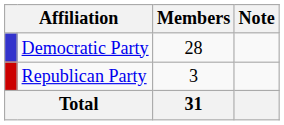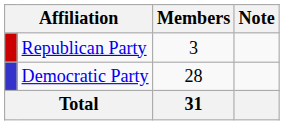rows swapped: (85, 47) <-> (84, 76)
